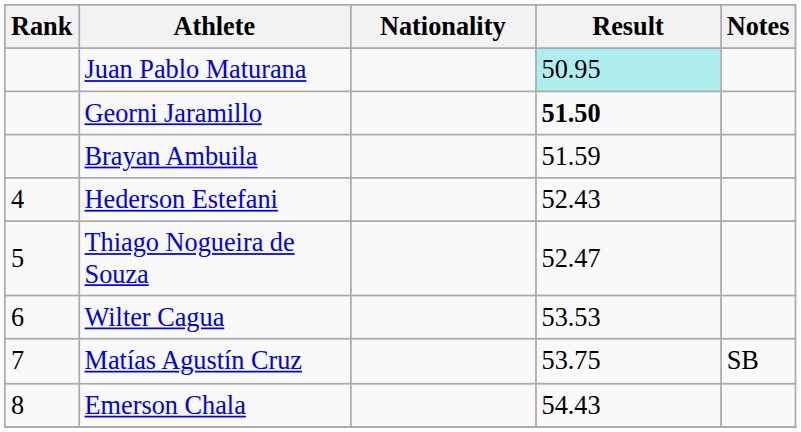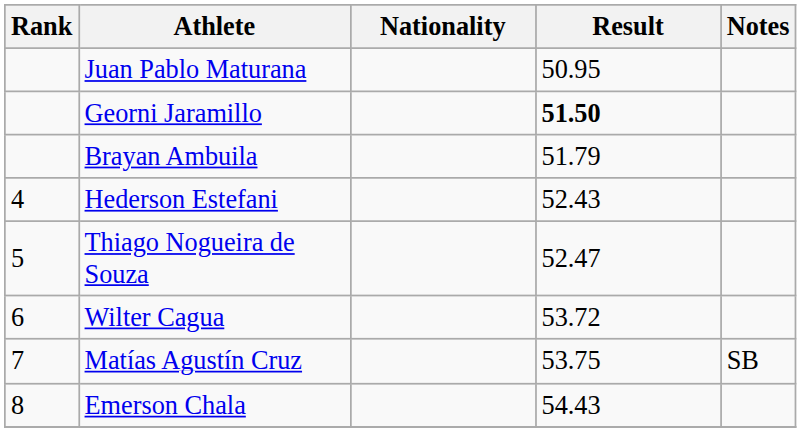(571, 69) paleturquoise background -> (571, 69) no background
(571, 156) 51.59 -> (571, 156) 51.79
(571, 317) 53.53 -> (571, 317) 53.72
